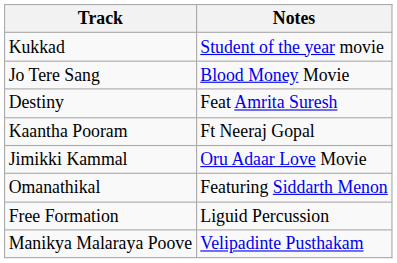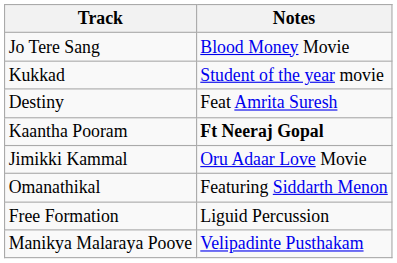rows swapped: (54, 74) <-> (37, 46)
(258, 131) normal -> (262, 131) bold
